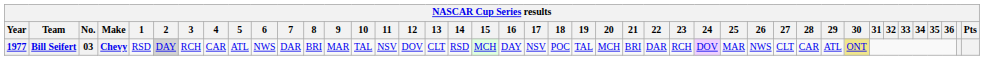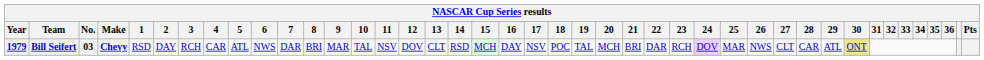(17, 47) 1977 -> (17, 47) 1979
(166, 47) lightgrey background -> (166, 47) no background
